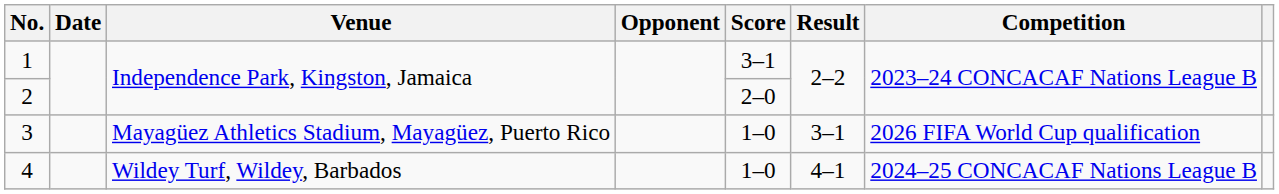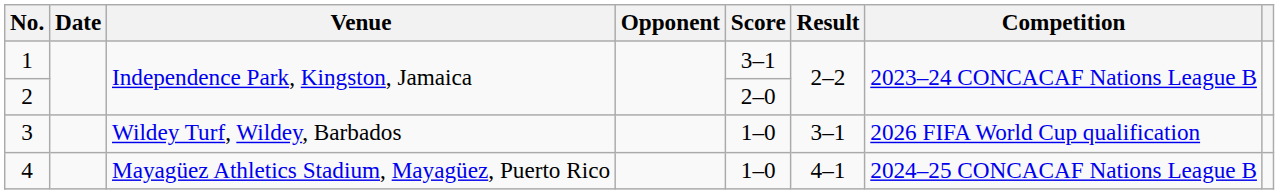(361, 133) Mayagüez Athletics Stadium, Mayagüez, Puerto Rico -> (257, 133) Wildey Turf, Wildey, Barbados
(257, 170) Wildey Turf, Wildey, Barbados -> (361, 170) Mayagüez Athletics Stadium, Mayagüez, Puerto Rico
